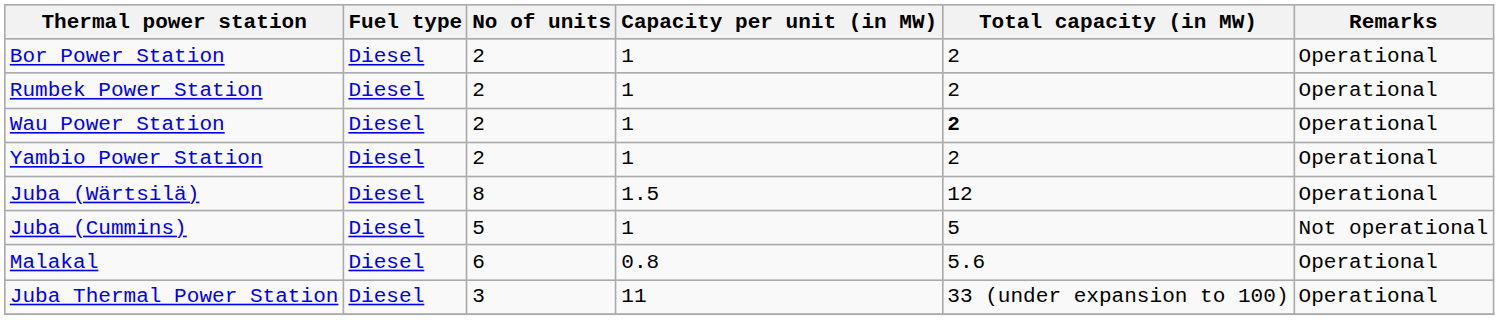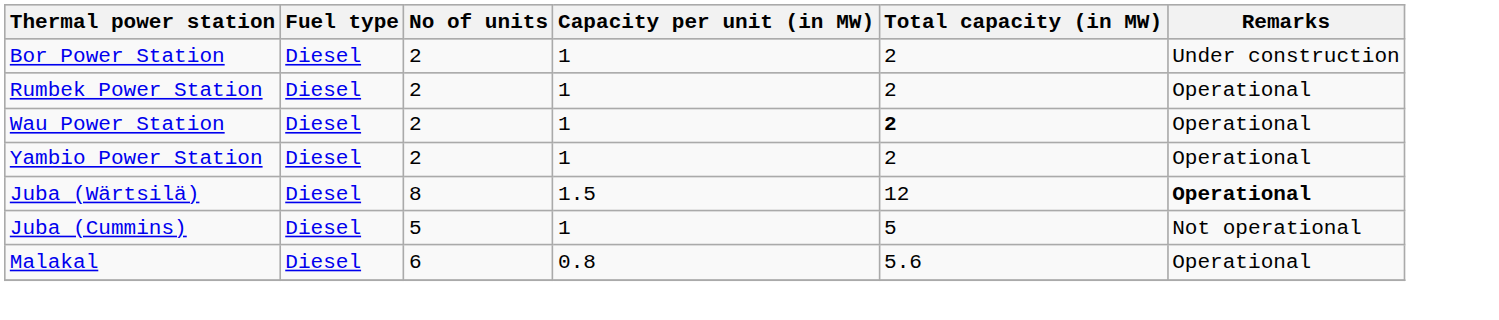(1368, 56) Operational -> (1286, 56) Under construction
(1368, 194) normal -> (1242, 194) bold
- row: (174, 297)
